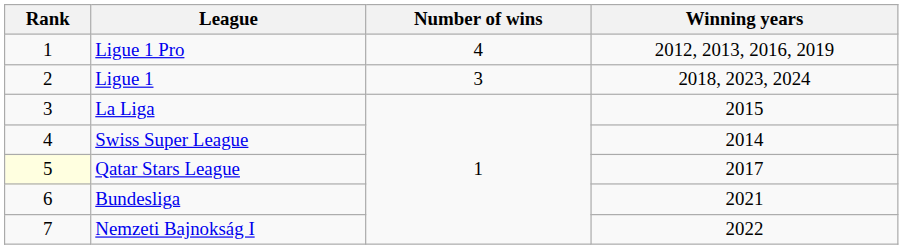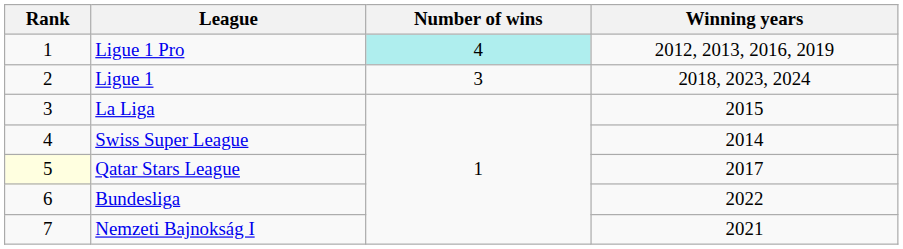(478, 49) no background -> (478, 49) paleturquoise background
(744, 199) 2021 -> (744, 199) 2022
(744, 229) 2022 -> (744, 229) 2021
